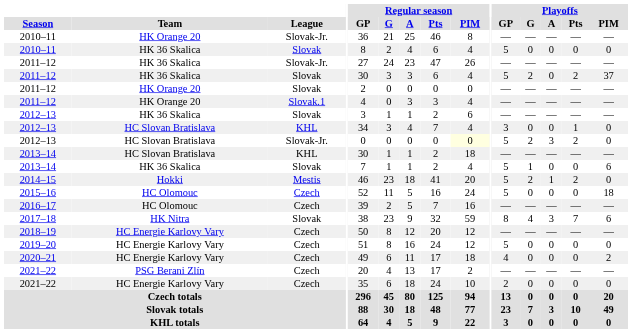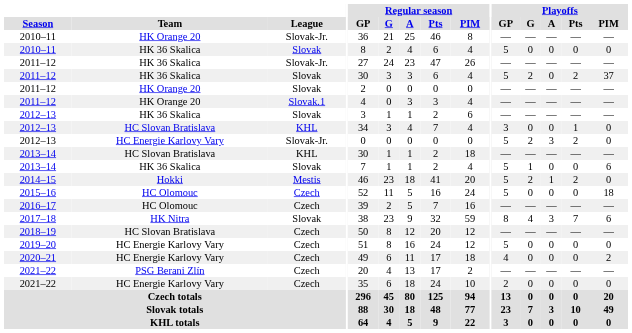(170, 140) HC Slovan Bratislava -> (170, 140) HC Energie Karlovy Vary
(470, 140) lightyellow background -> (470, 140) no background
(170, 231) HC Energie Karlovy Vary -> (170, 231) HC Slovan Bratislava
